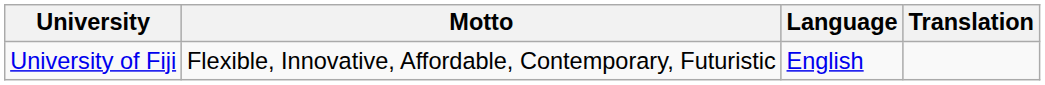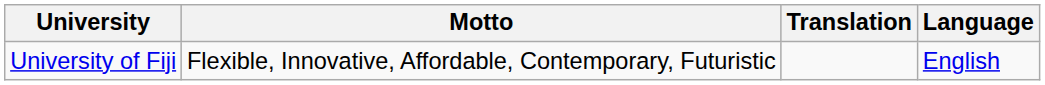columns swapped: (842, 23) <-> (971, 23)
